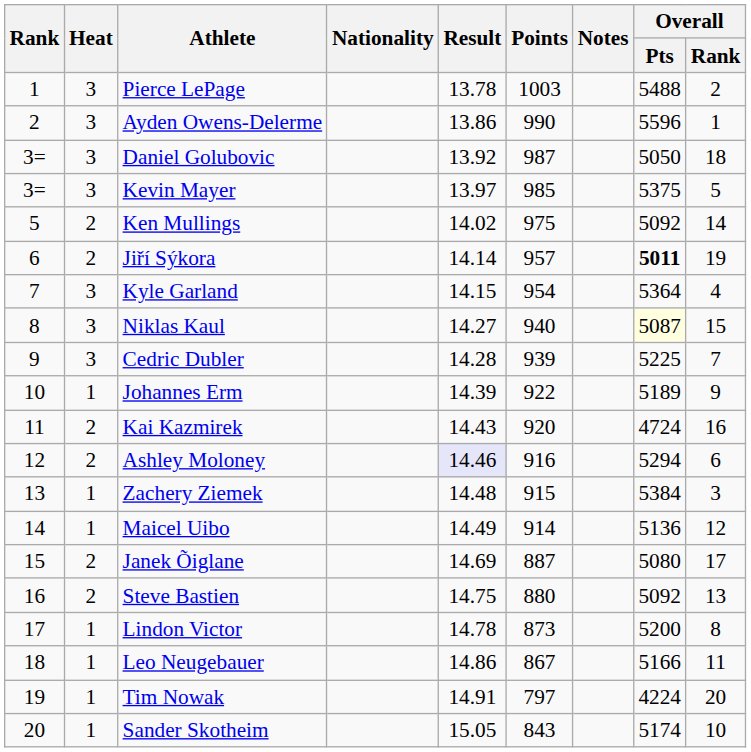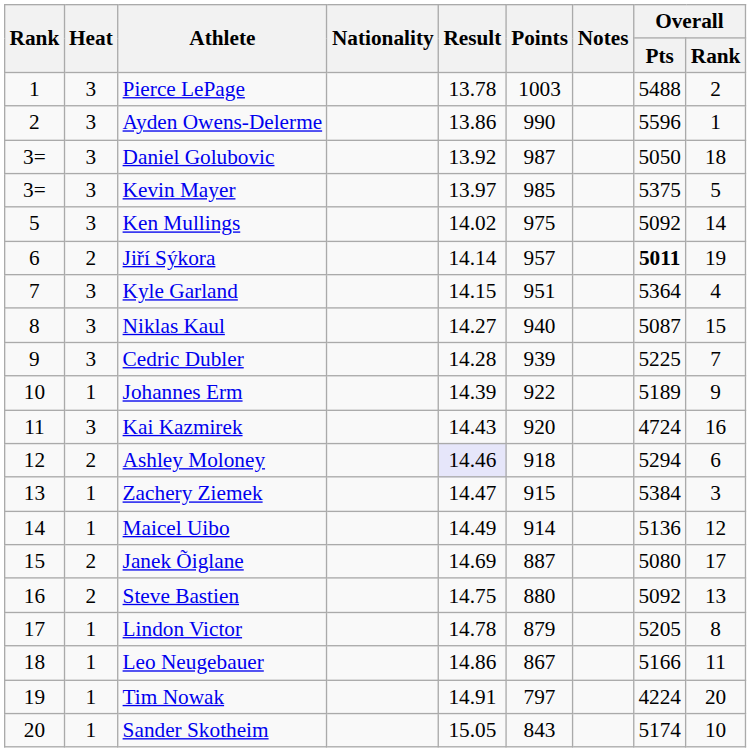(91, 223) 2 -> (91, 223) 3
(540, 291) 954 -> (540, 291) 951
(660, 325) lightyellow background -> (660, 325) no background
(91, 426) 2 -> (91, 426) 3
(540, 460) 916 -> (540, 460) 918
(472, 493) 14.48 -> (472, 493) 14.47
(540, 628) 873 -> (540, 628) 879
(660, 628) 5200 -> (660, 628) 5205
